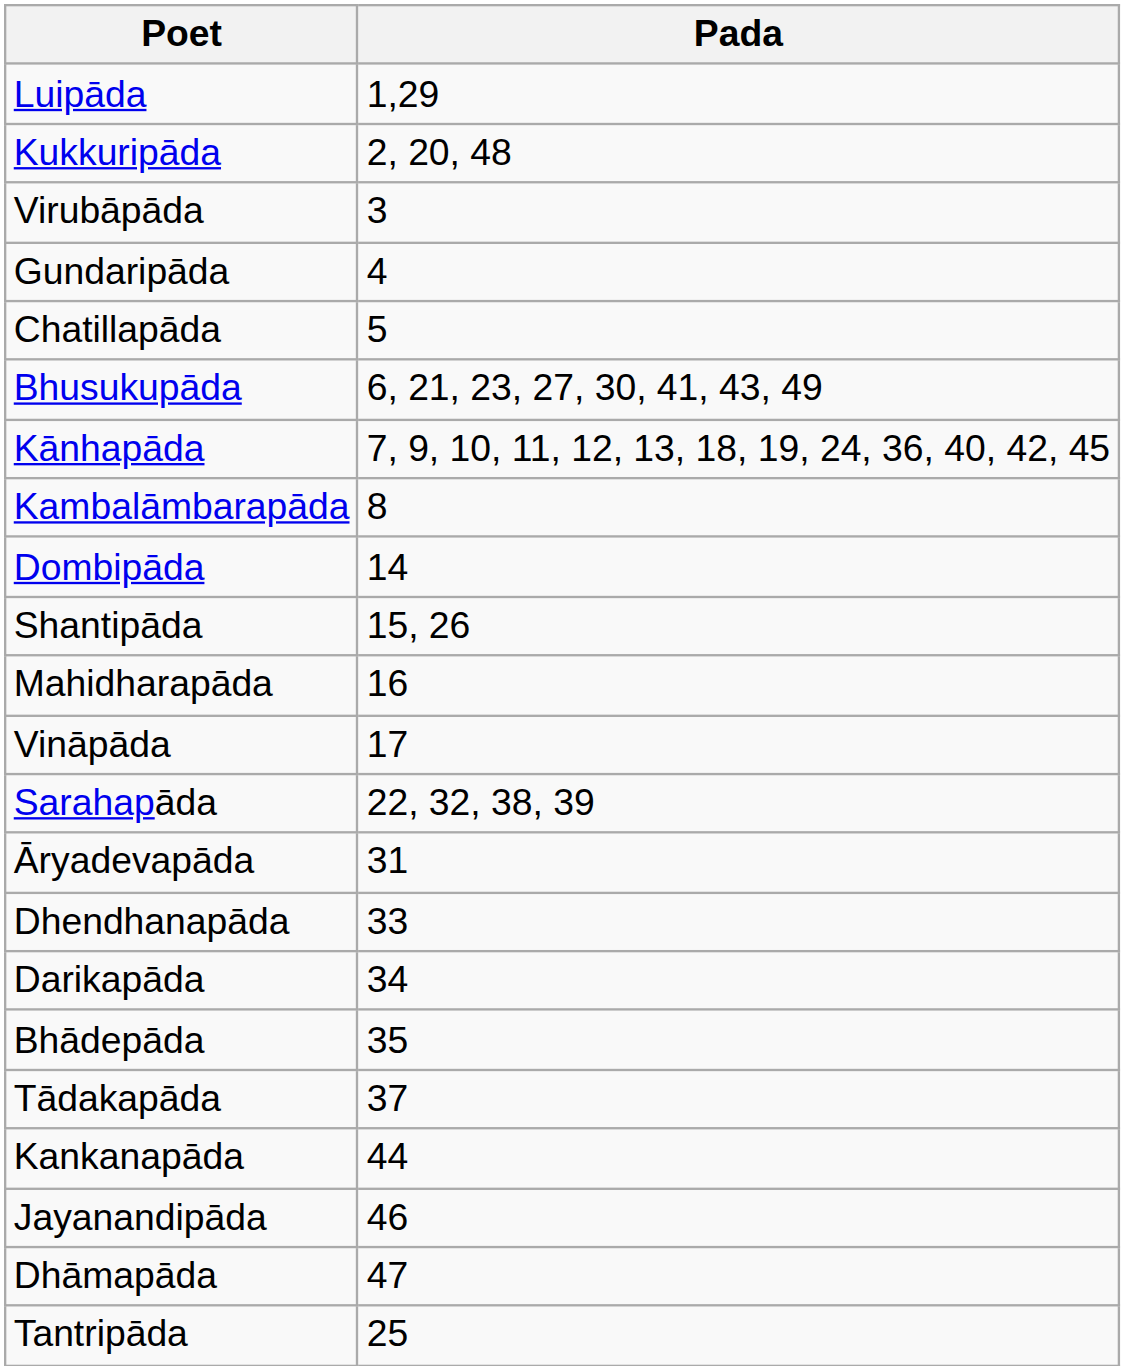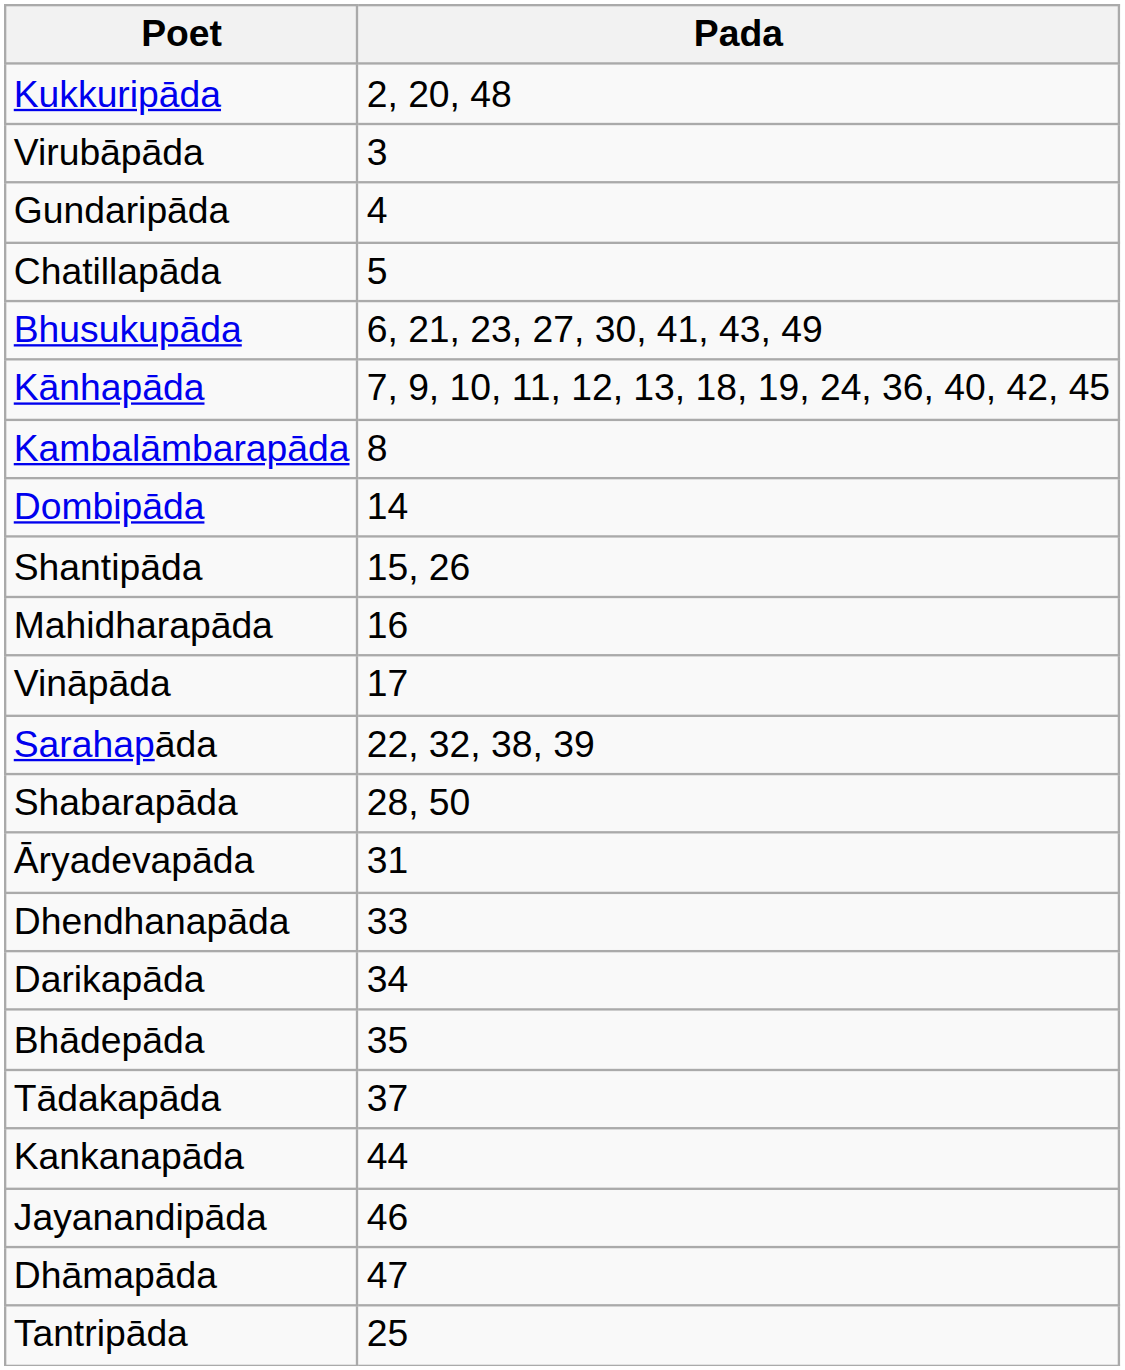- row: (80, 93)
+ row: (126, 802)
